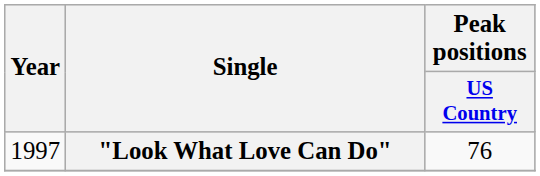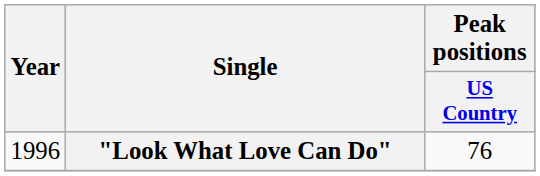(35, 150) 1997 -> (35, 150) 1996
